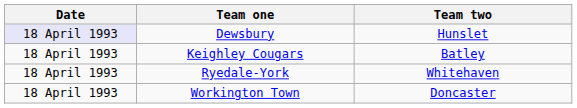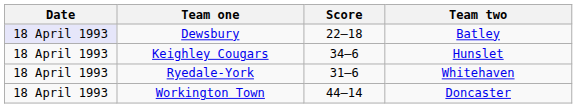+ column: (344, 14)
(463, 34) Hunslet -> (478, 34) Batley
(463, 54) Batley -> (478, 54) Hunslet
